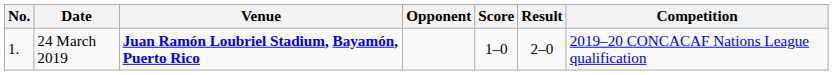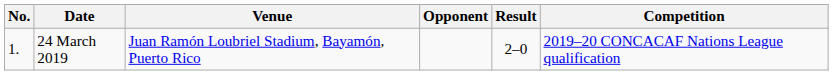- column: (496, 16)
(260, 49) bold -> (256, 49) normal
